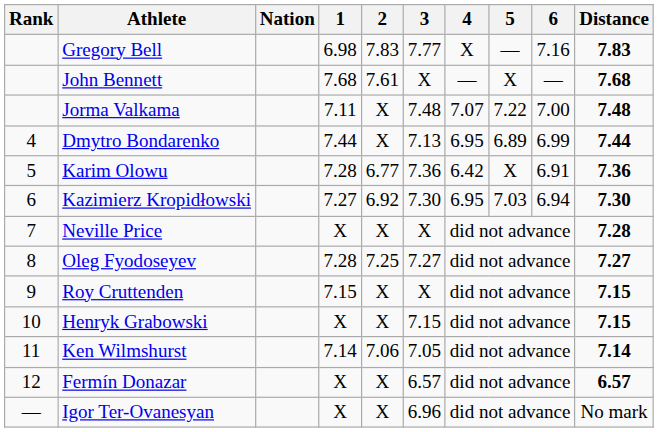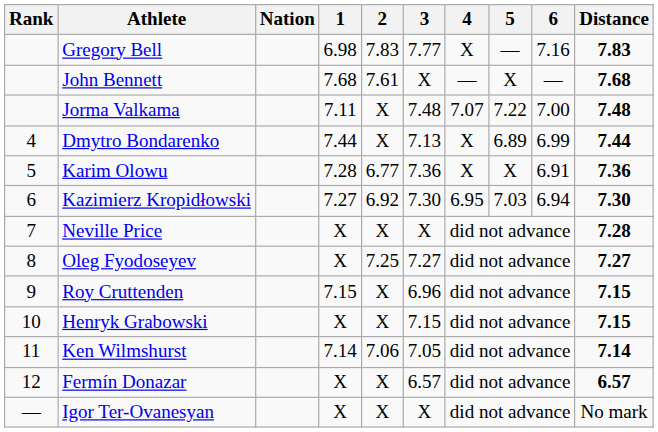(467, 140) 6.95 -> (467, 140) X
(467, 170) 6.42 -> (467, 170) X
(340, 261) 7.28 -> (340, 261) X
(424, 291) X -> (424, 291) 6.96
(424, 412) 6.96 -> (424, 412) X
